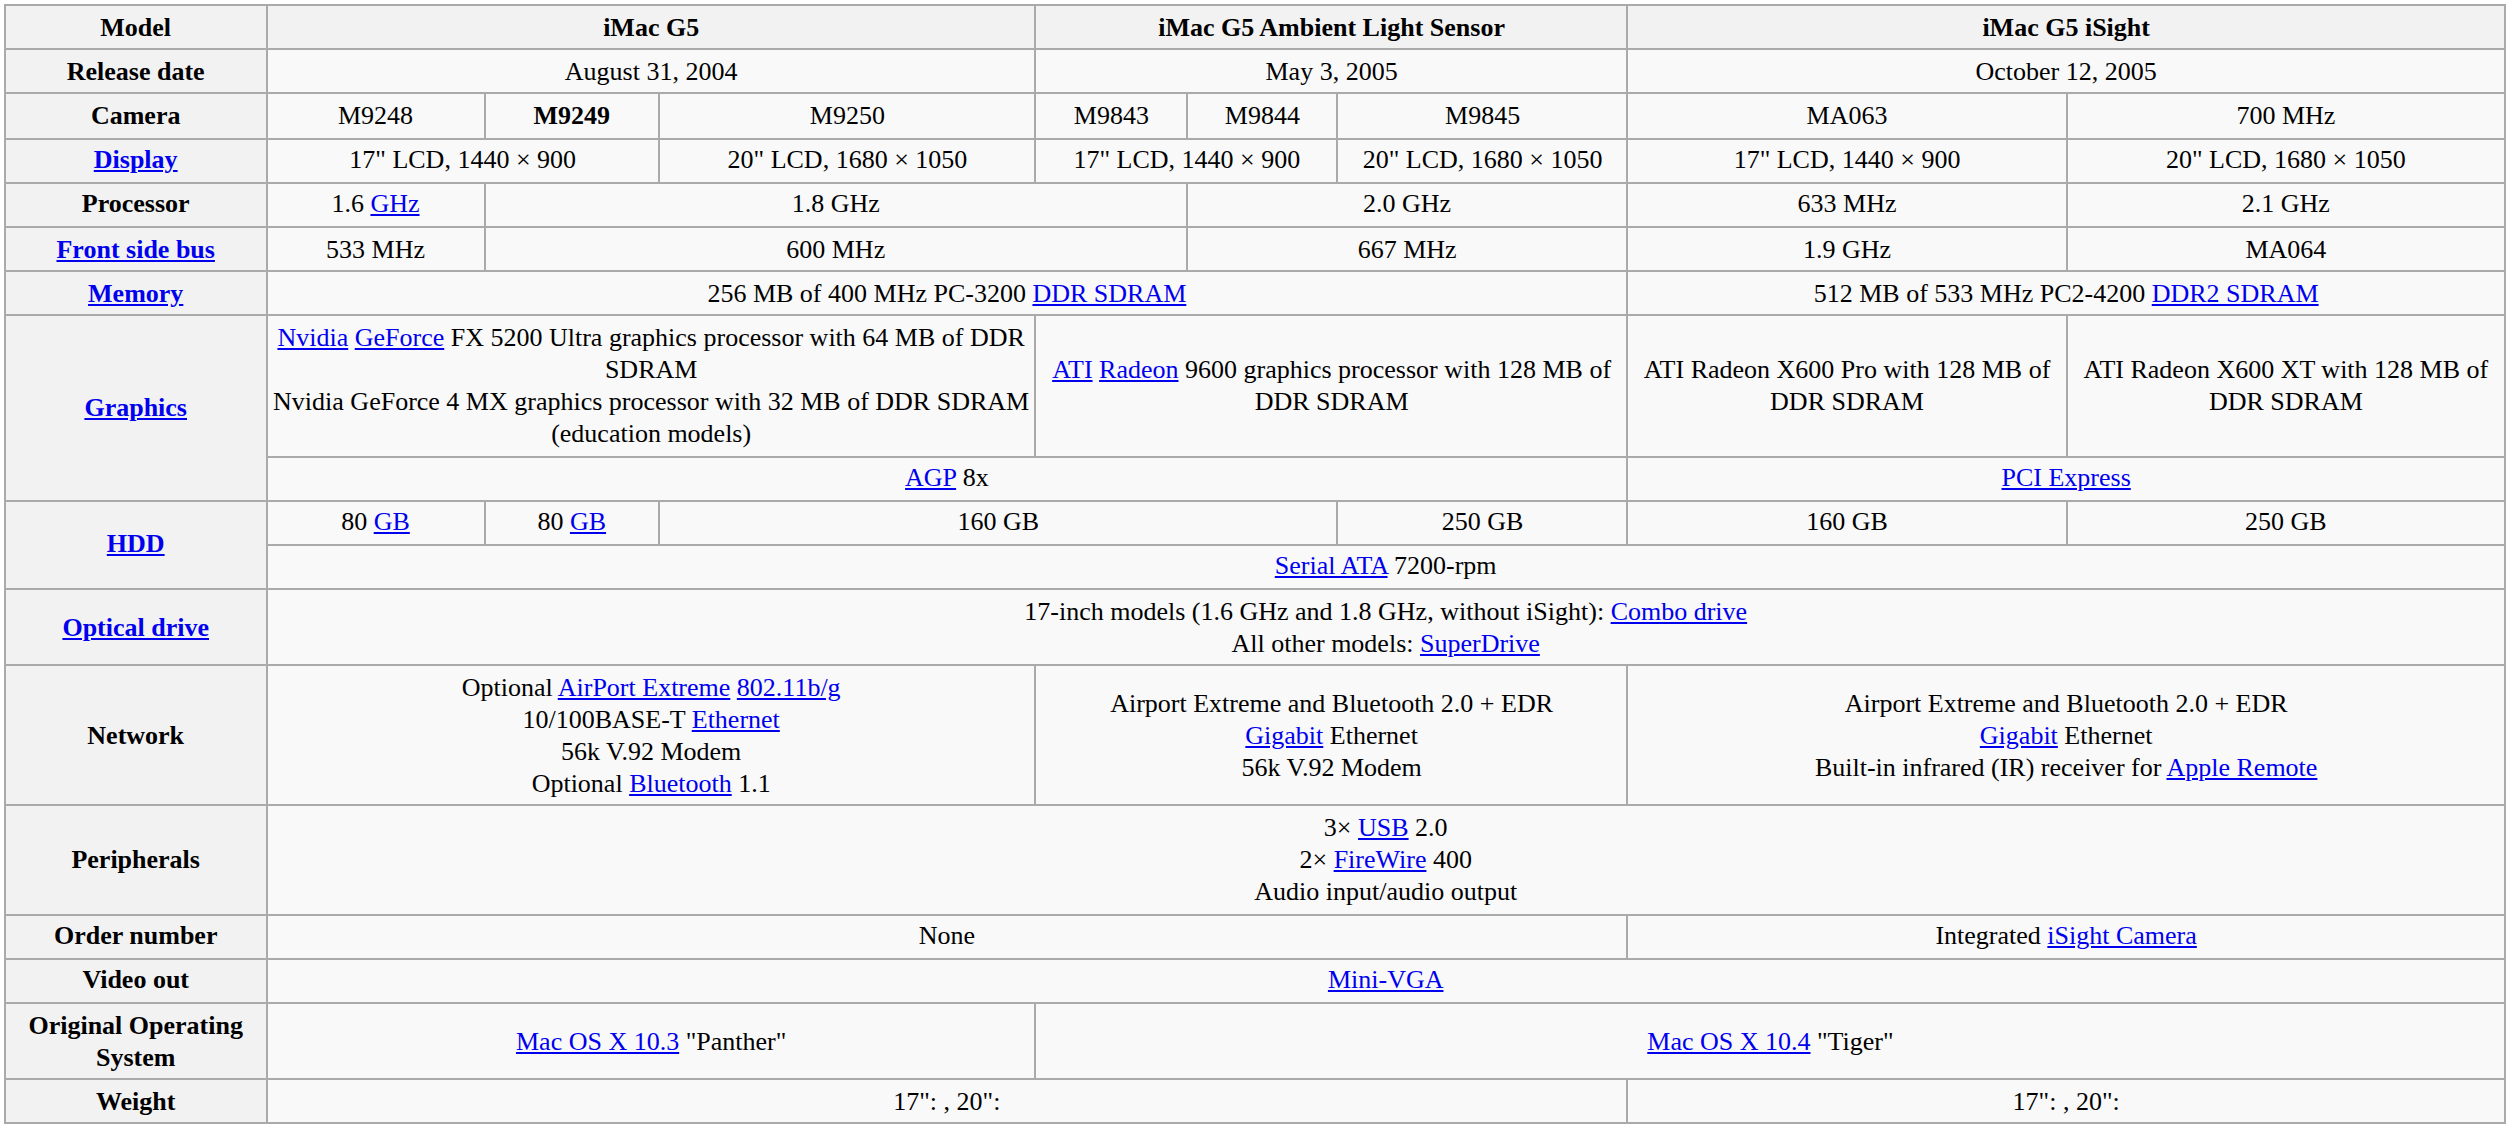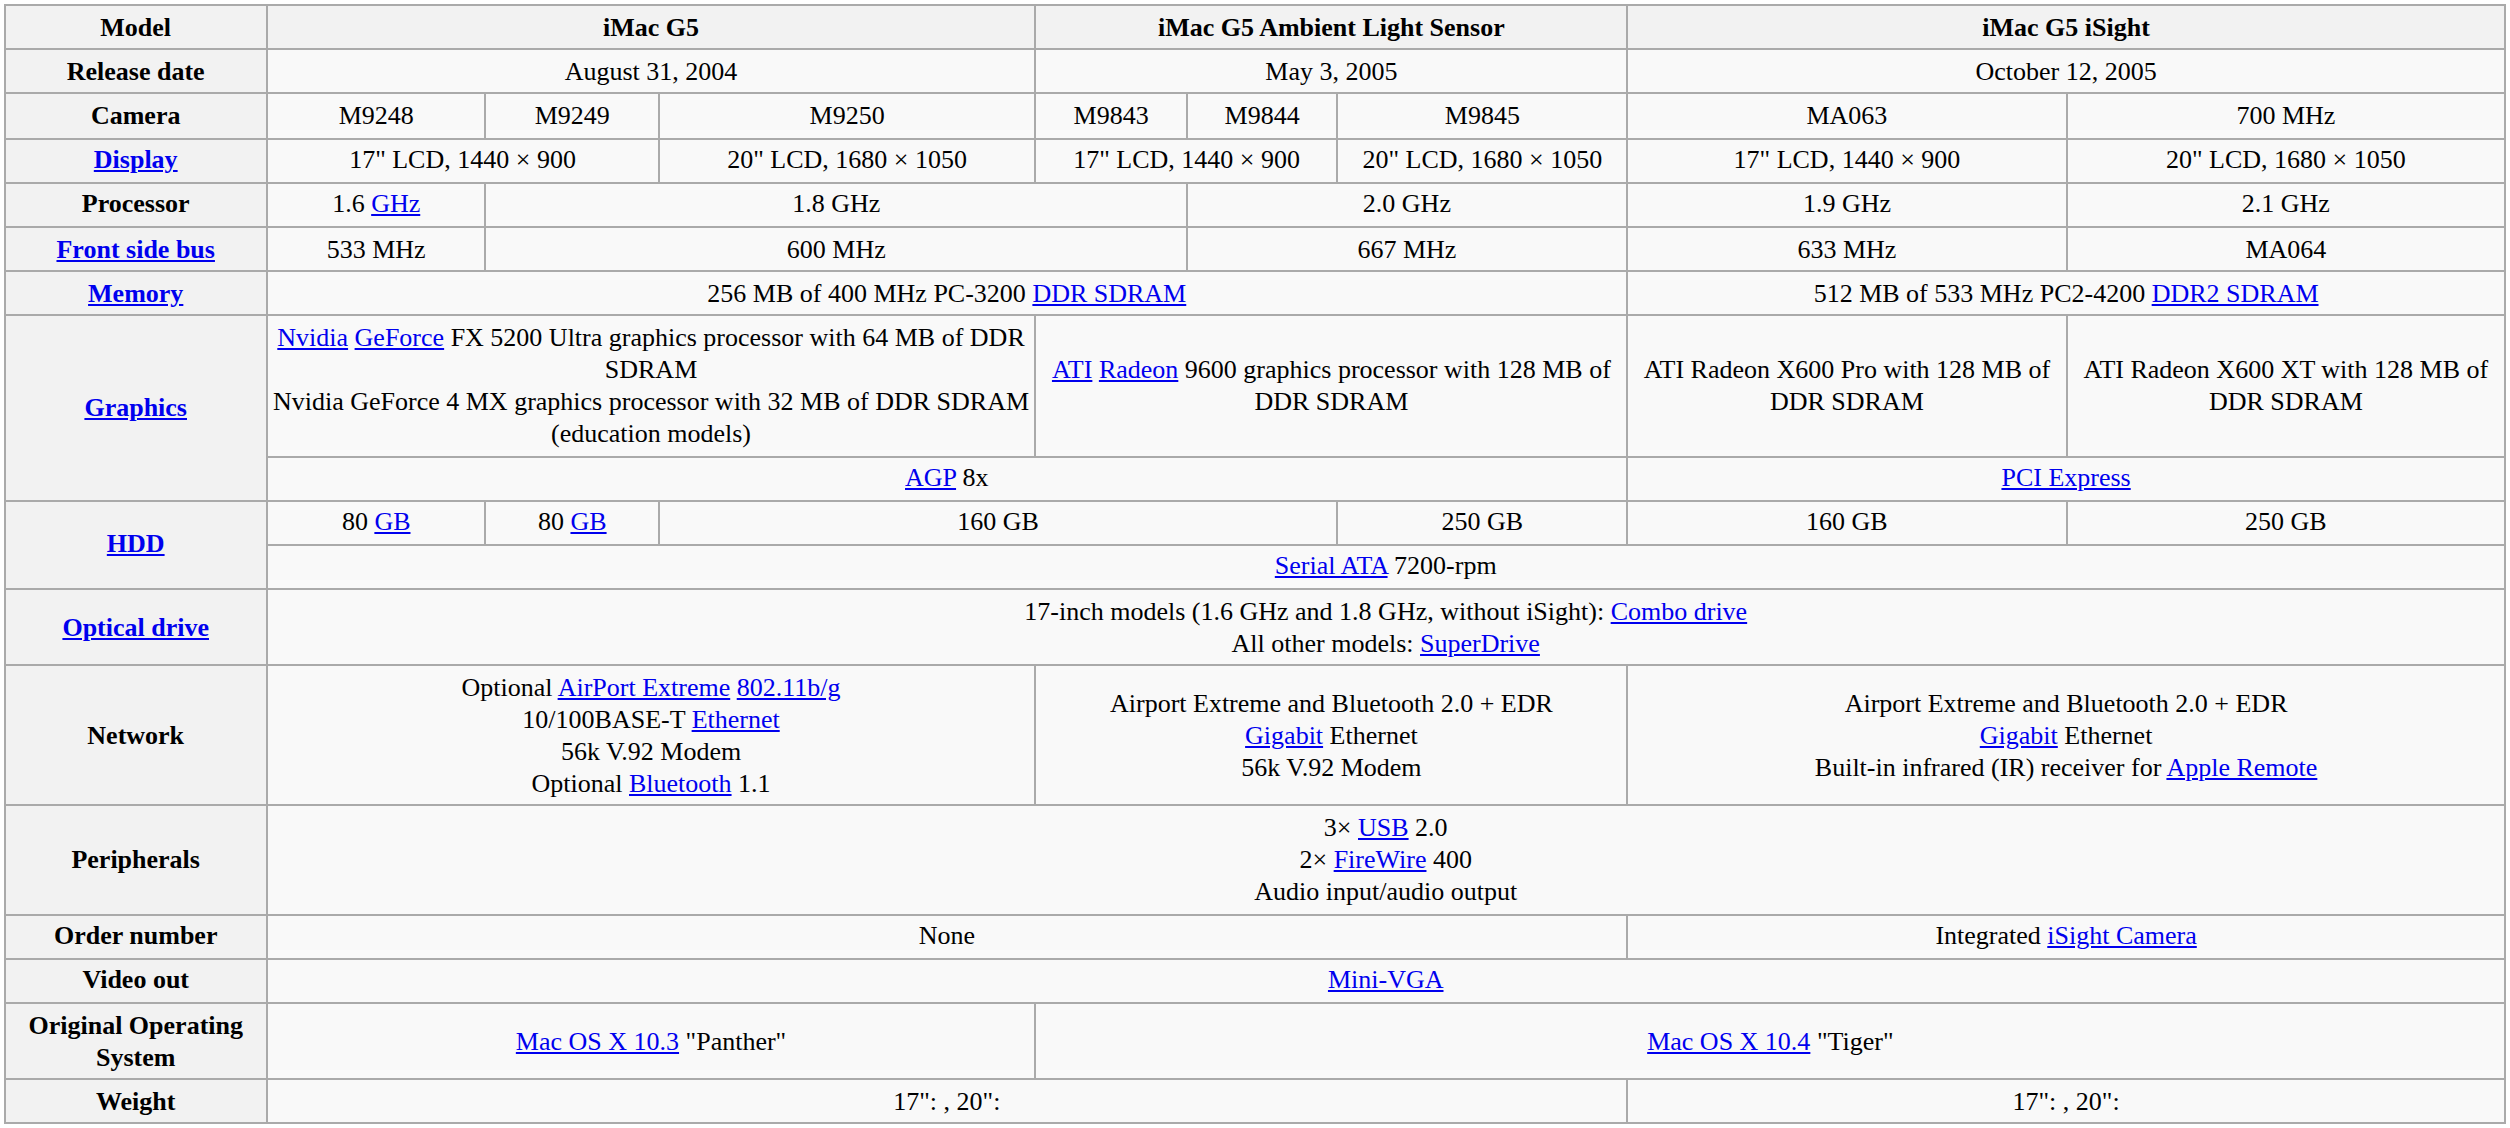(572, 115) bold -> (572, 115) normal
(1847, 204) 633 MHz -> (1847, 204) 1.9 GHz
(1847, 248) 1.9 GHz -> (1847, 248) 633 MHz
